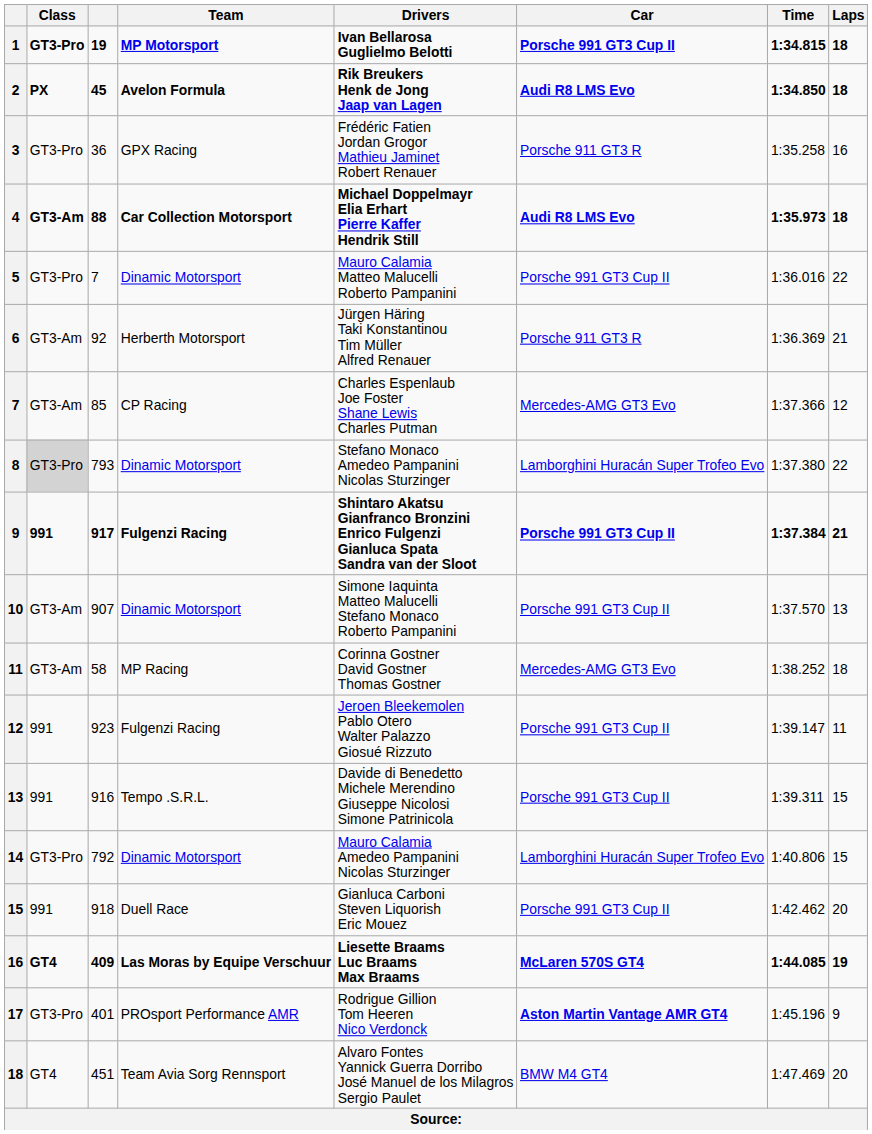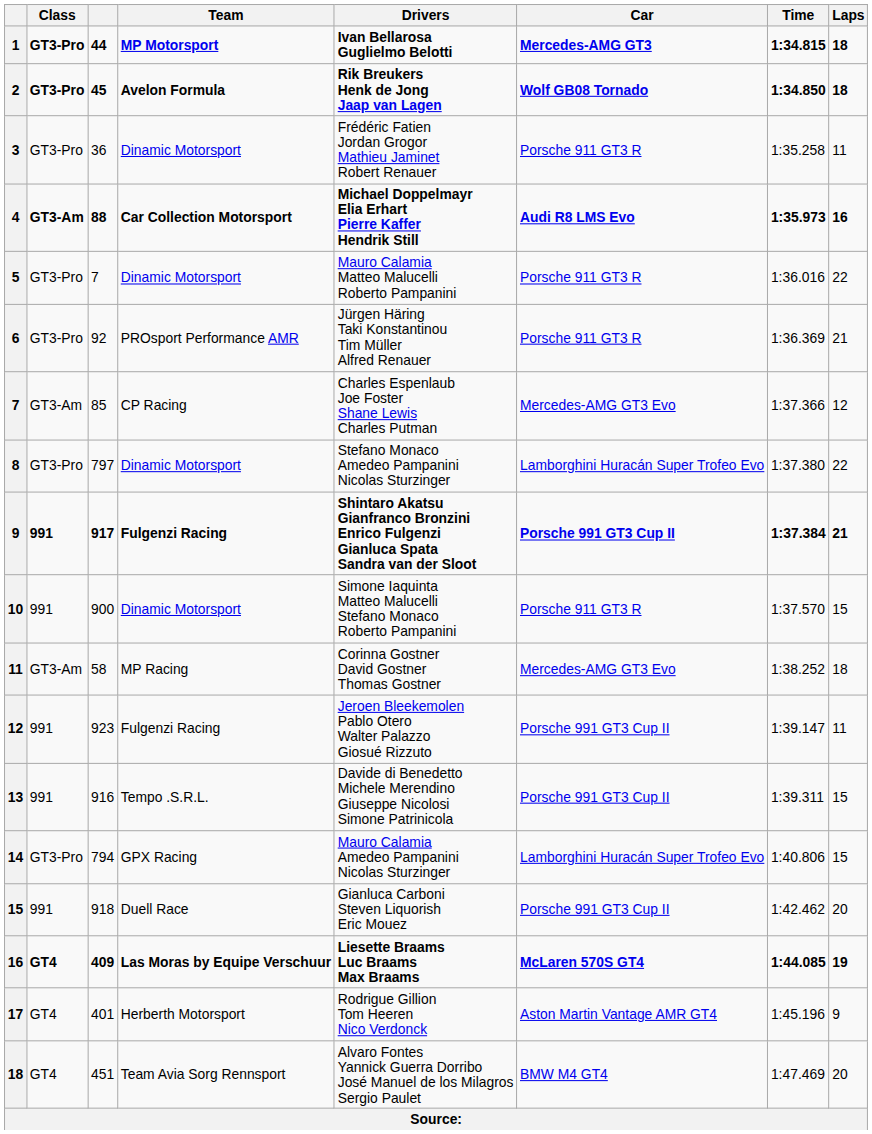(99, 45) 19 -> (99, 45) 44
(597, 45) Porsche 991 GT3 Cup II -> (586, 45) Mercedes-AMG GT3
(39, 89) PX -> (57, 89) GT3-Pro
(577, 89) Audi R8 LMS Evo -> (584, 89) Wolf GB08 Tornado
(159, 149) GPX Racing -> (181, 149) Dinamic Motorsport
(840, 149) 16 -> (839, 149) 11
(840, 217) 18 -> (840, 217) 16
(595, 277) Porsche 991 GT3 Cup II -> (581, 277) Porsche 911 GT3 R
(56, 337) GT3-Am -> (56, 337) GT3-Pro
(183, 337) Herberth Motorsport -> (210, 337) PROsport Performance AMR
(56, 465) lightgrey background -> (56, 465) no background
(103, 465) 793 -> (103, 465) 797
(56, 609) GT3-Am -> (41, 609) 991
(103, 609) 907 -> (103, 609) 900
(595, 609) Porsche 991 GT3 Cup II -> (581, 609) Porsche 911 GT3 R
(840, 609) 13 -> (840, 609) 15
(103, 857) 792 -> (103, 857) 794
(181, 857) Dinamic Motorsport -> (159, 857) GPX Racing
(56, 1014) GT3-Pro -> (43, 1014) GT4
(210, 1014) PROsport Performance AMR -> (183, 1014) Herberth Motorsport
(624, 1014) bold -> (619, 1014) normal
